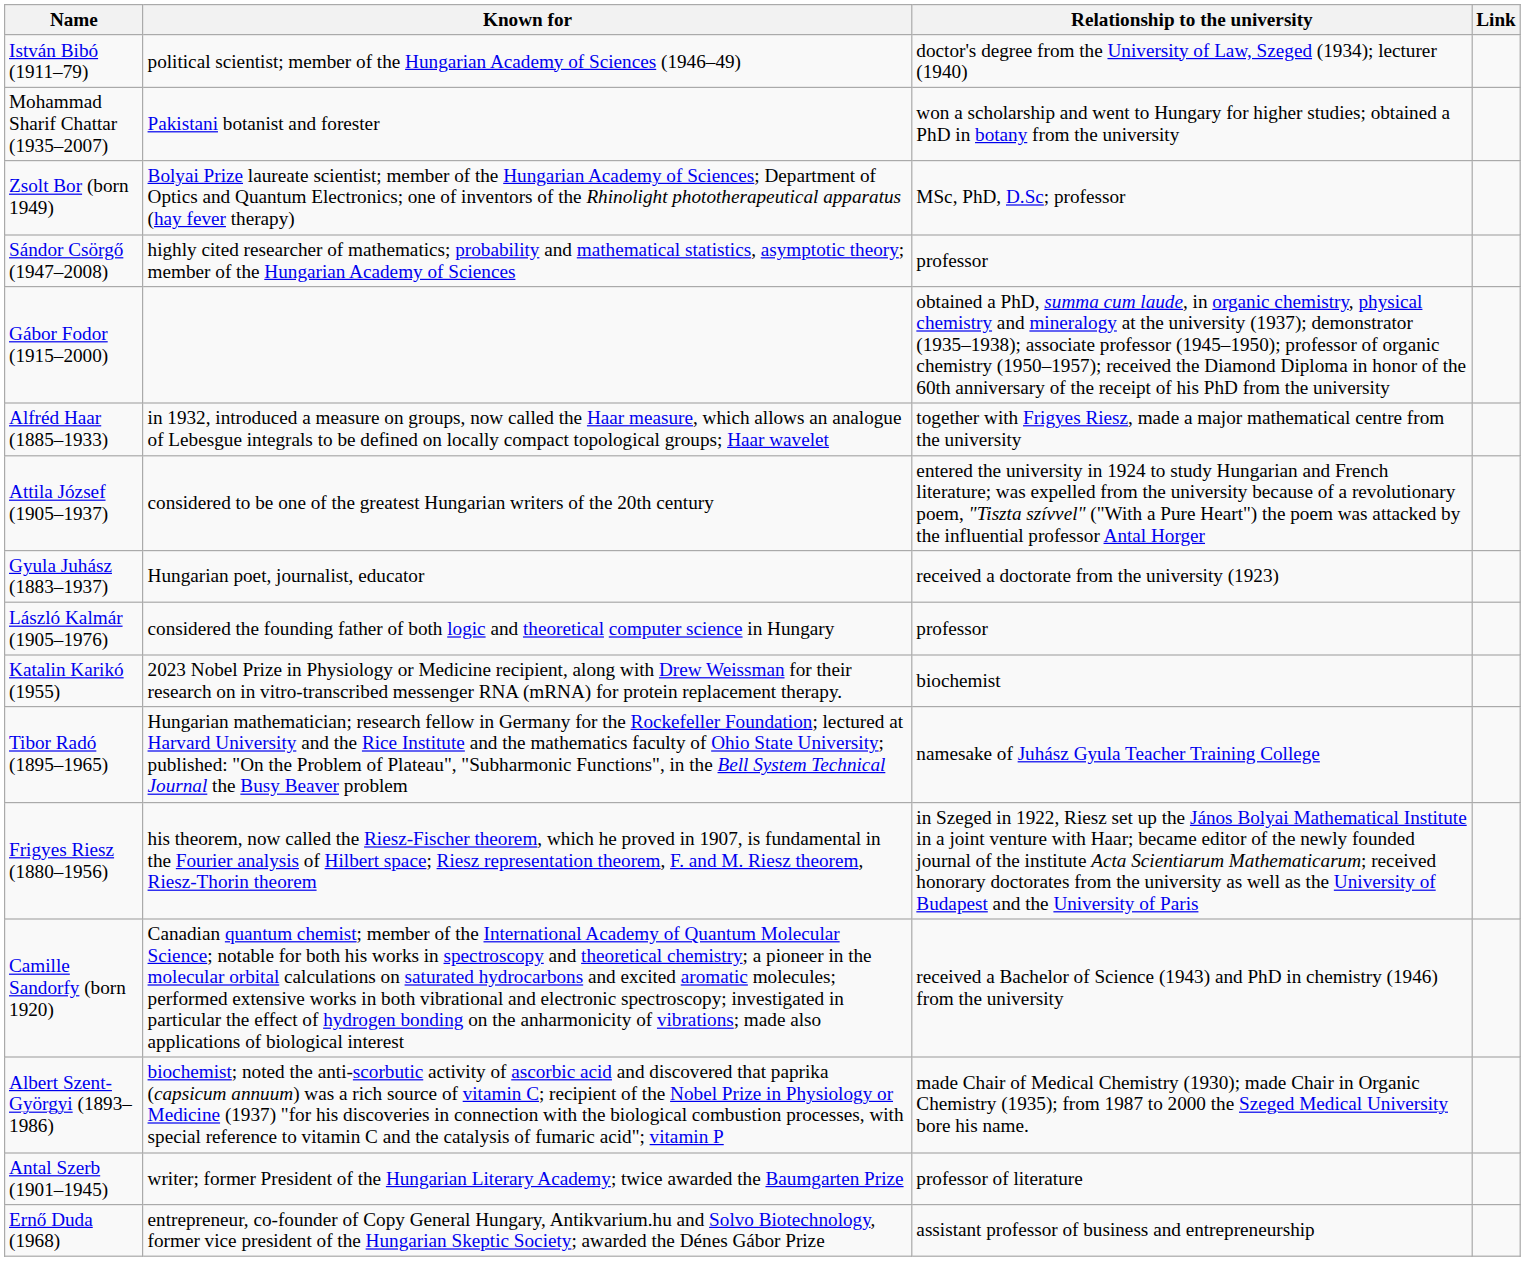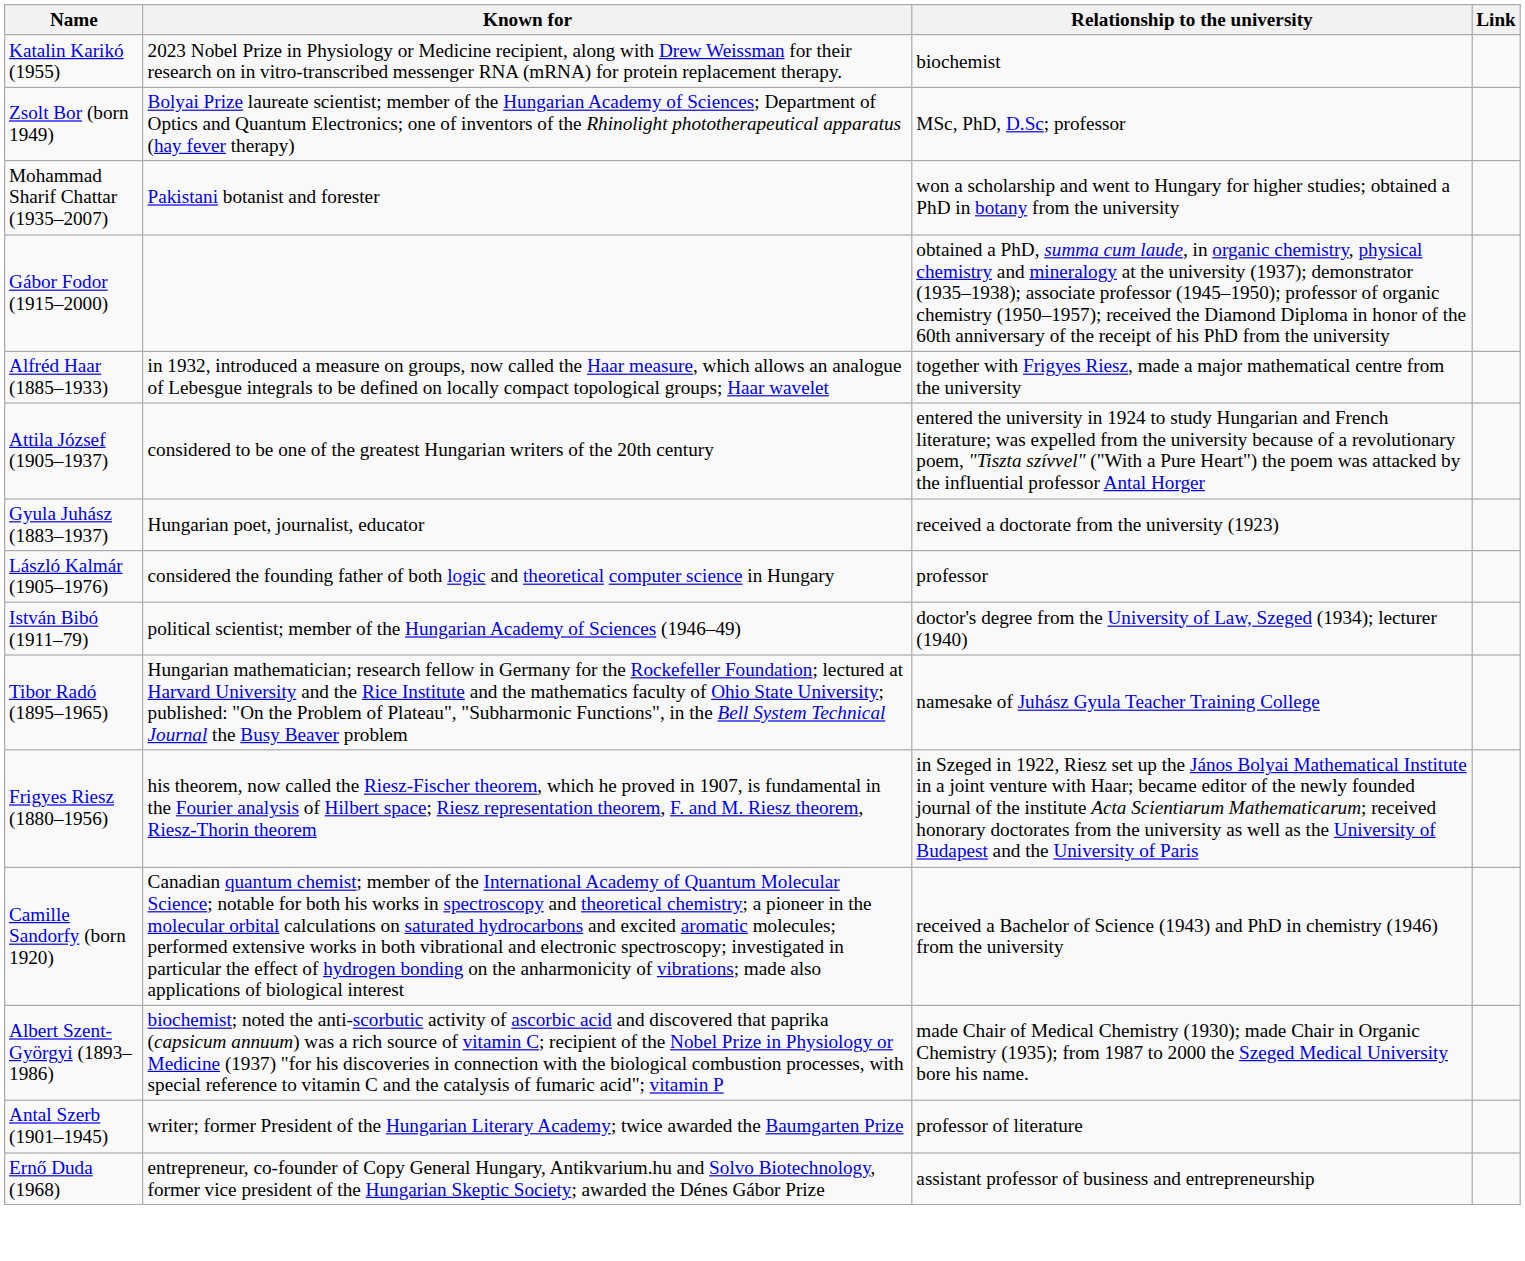rows swapped: (54, 60) <-> (66, 680)
rows swapped: (69, 197) <-> (63, 123)
- row: (66, 260)
